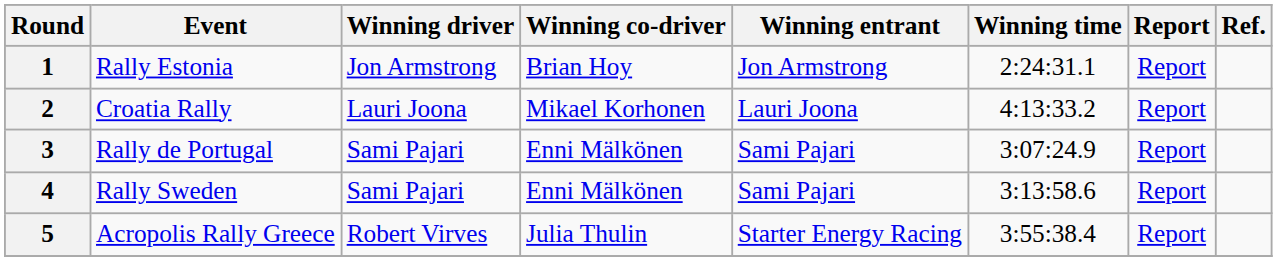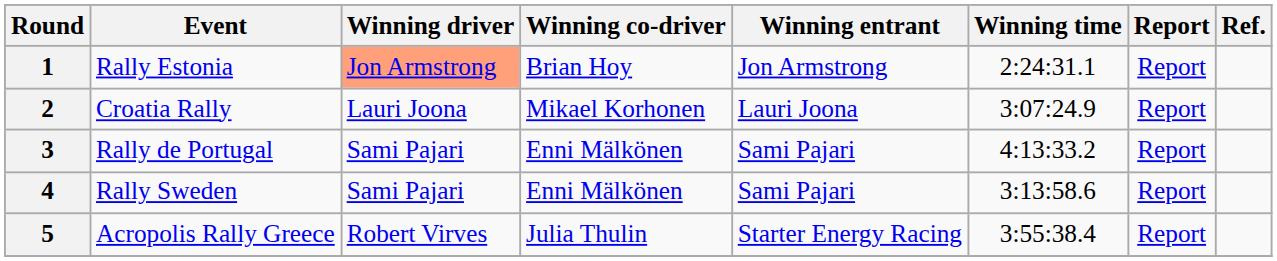(421, 66) no background -> (421, 66) lightsalmon background
(1048, 108) 4:13:33.2 -> (1048, 108) 3:07:24.9
(1048, 150) 3:07:24.9 -> (1048, 150) 4:13:33.2
